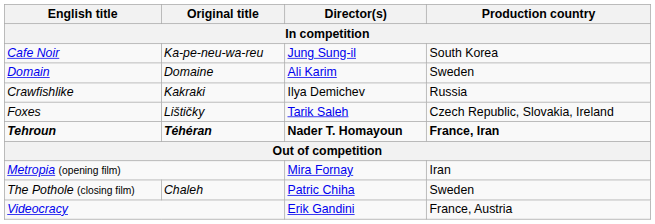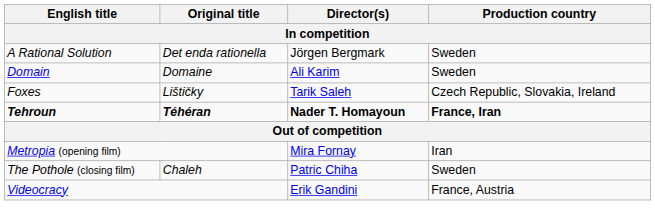- row: (33, 53)
+ row: (59, 53)
- row: (40, 92)
